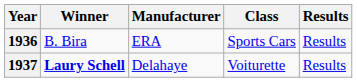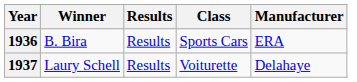columns swapped: (176, 16) <-> (326, 16)
(85, 65) bold -> (82, 65) normal
